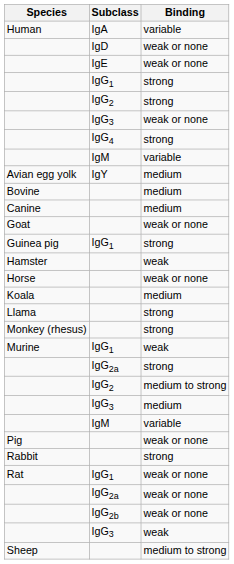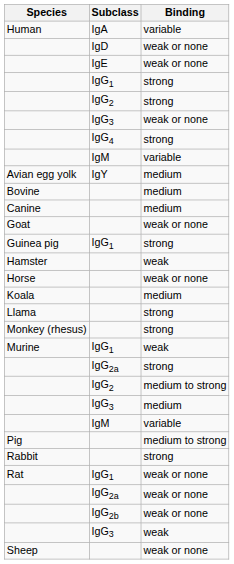(176, 440) weak or none -> (185, 440) medium to strong
(185, 550) medium to strong -> (176, 550) weak or none
